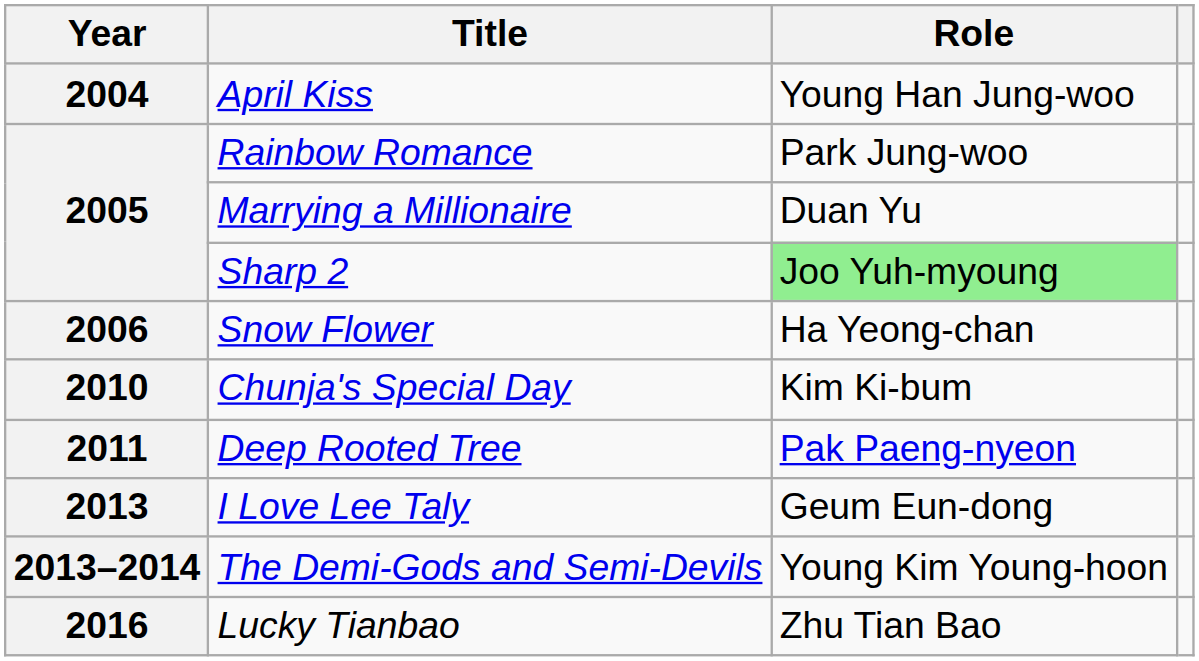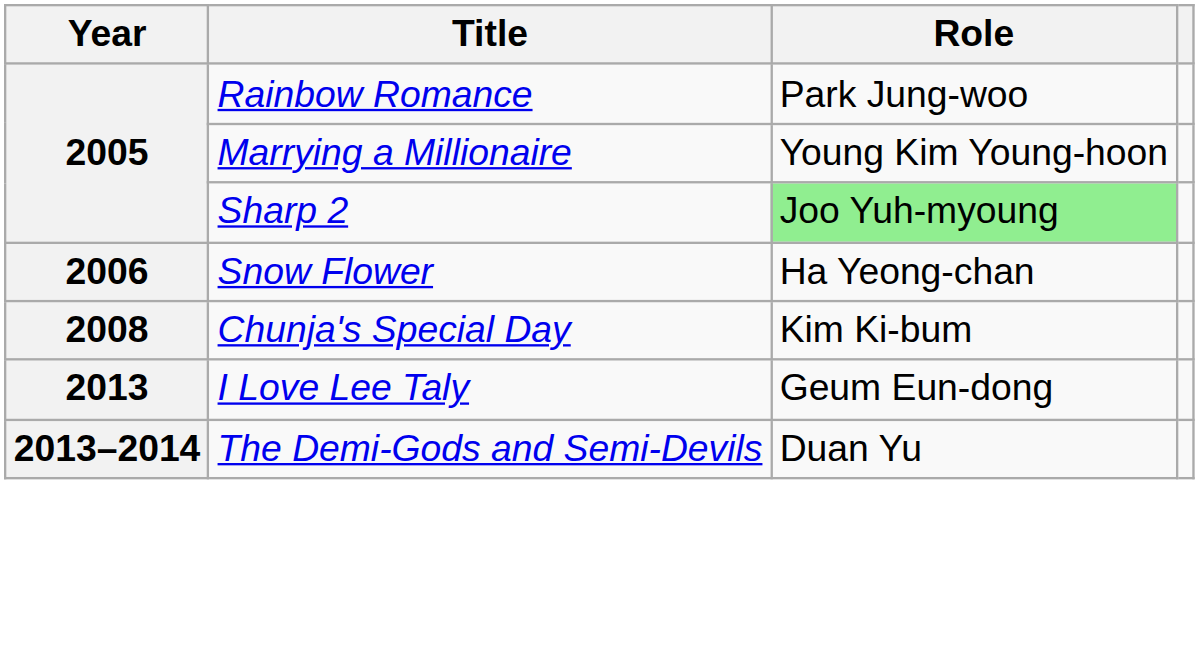- row: (295, 93)
(851, 211) Duan Yu -> (974, 152) Young Kim Young-hoon
(107, 388) 2010 -> (107, 329) 2008
- row: (370, 447)
(974, 566) Young Kim Young-hoon -> (851, 447) Duan Yu
- row: (339, 625)
